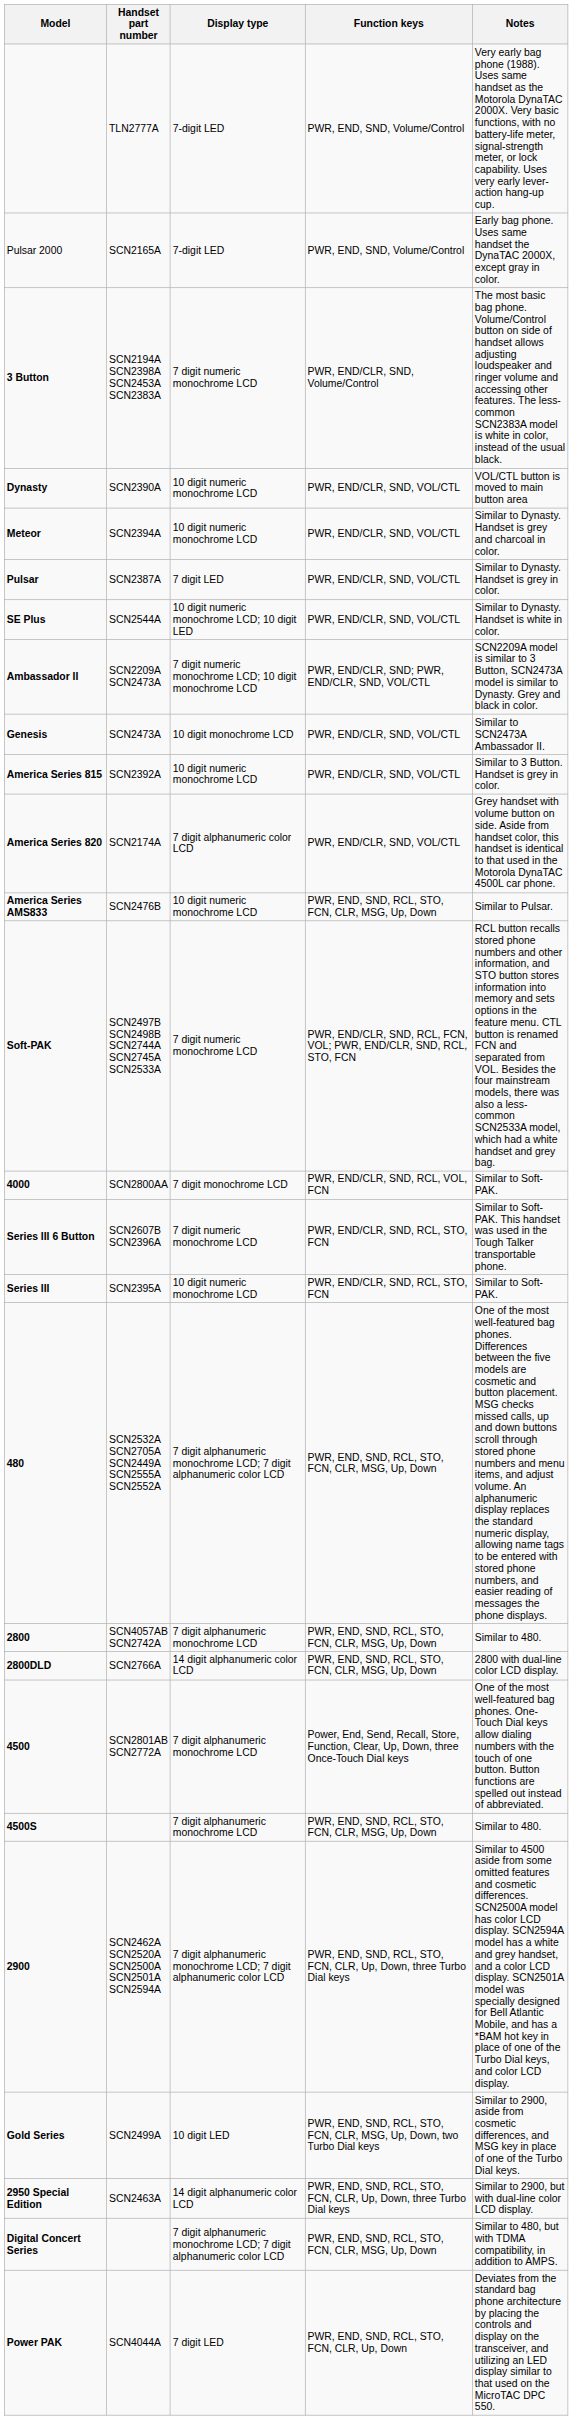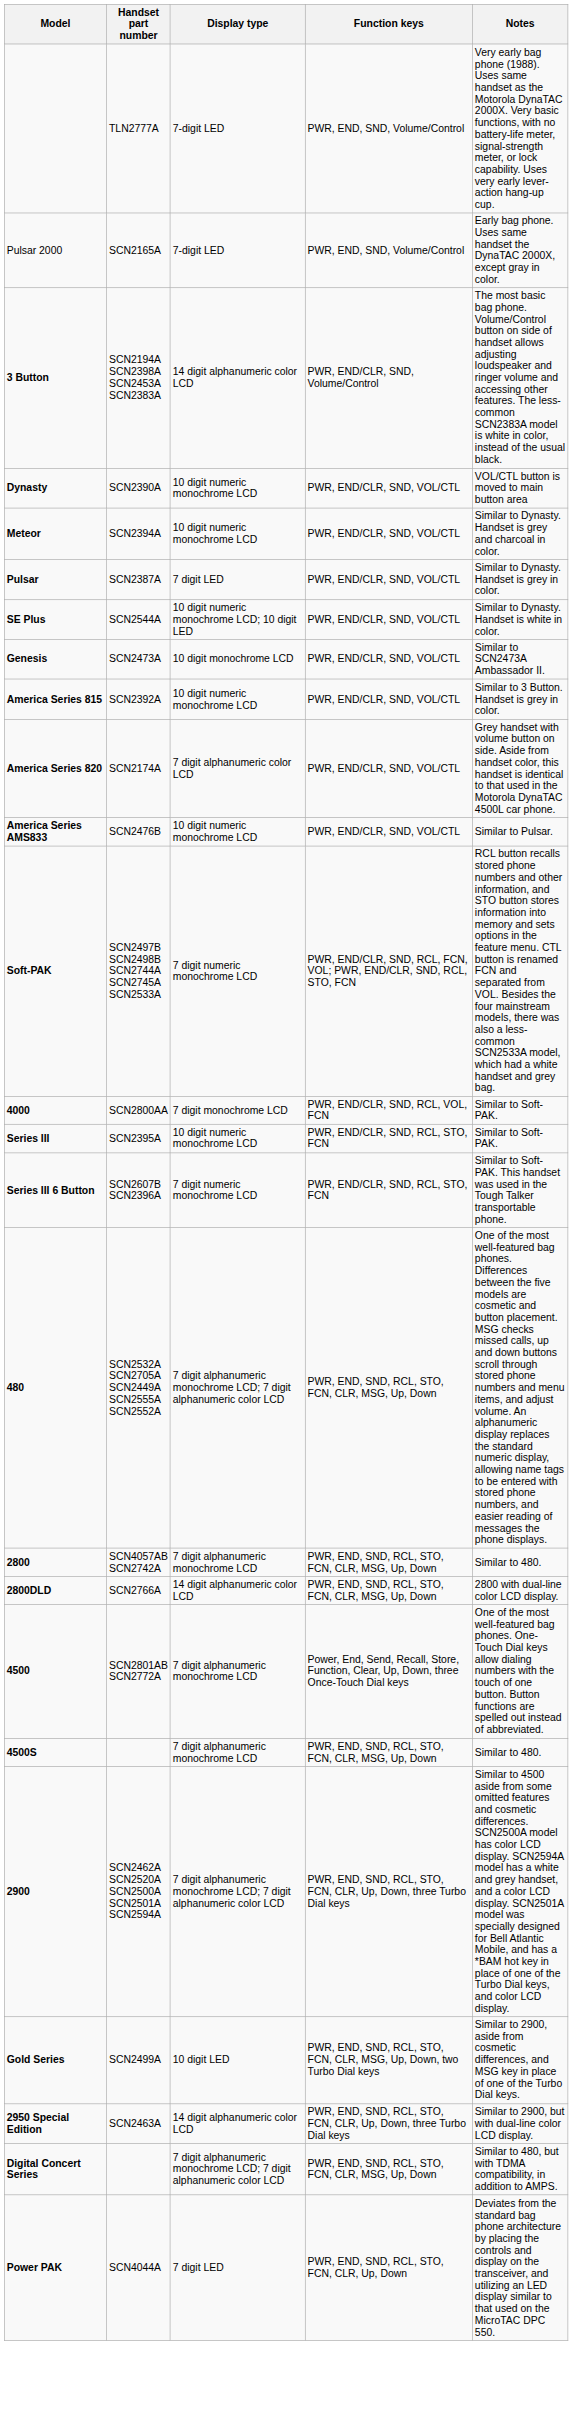(215, 378) 7 digit numeric monochrome LCD -> (235, 378) 14 digit alphanumeric color LCD
- row: (43, 677)
(376, 906) PWR, END, SND, RCL, STO, FCN, CLR, MSG, Up, Down -> (384, 831) PWR, END/CLR, SND, VOL/CTL
rows swapped: (28, 1288) <-> (51, 1237)
